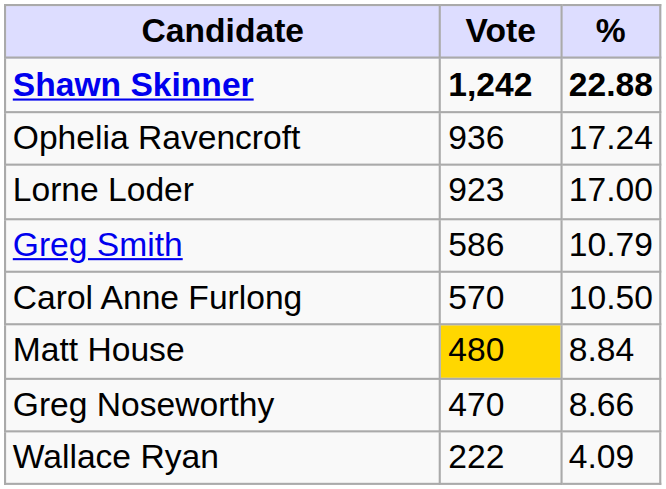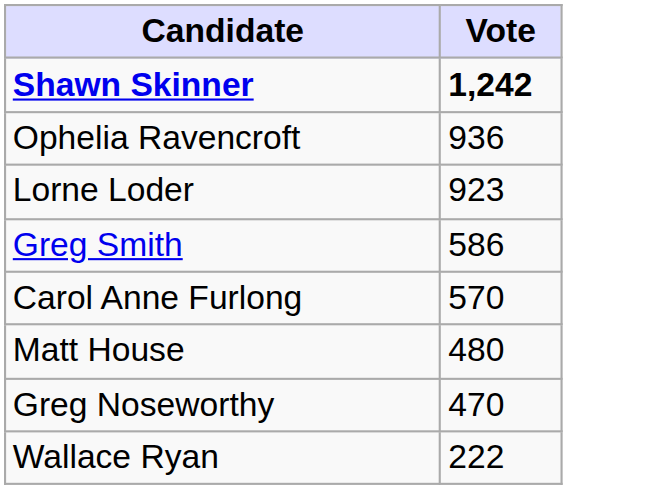- column: (611, 31)
(476, 350) gold background -> (476, 350) no background
